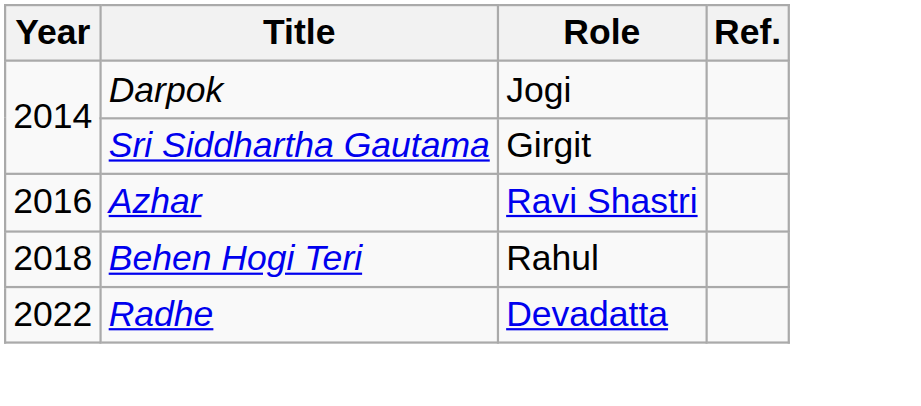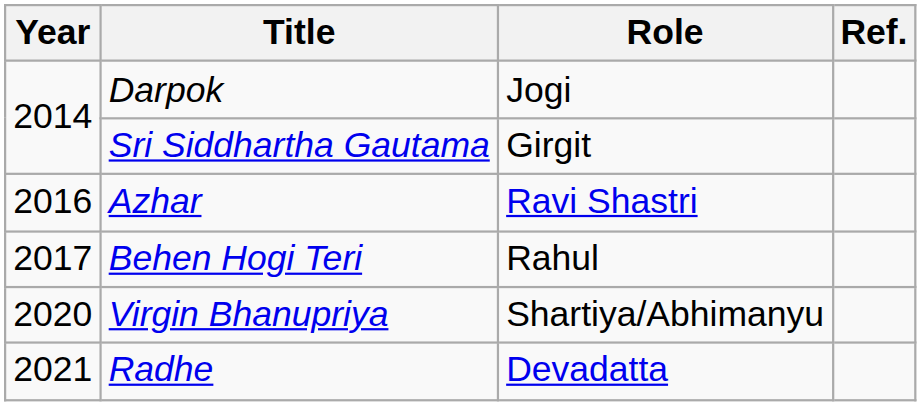(53, 257) 2018 -> (53, 257) 2017
+ row: (249, 314)
(53, 314) 2022 -> (53, 370) 2021
